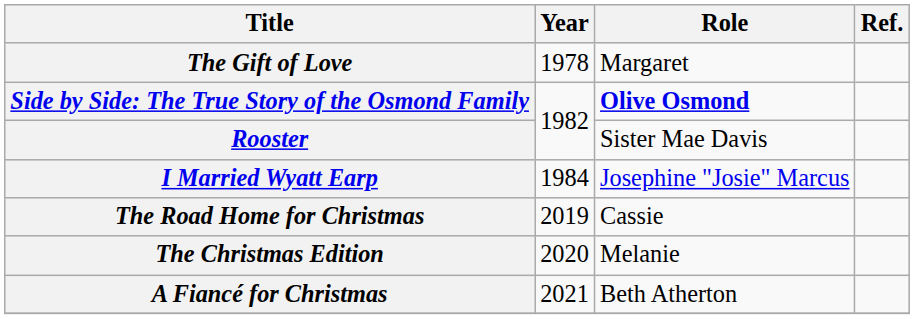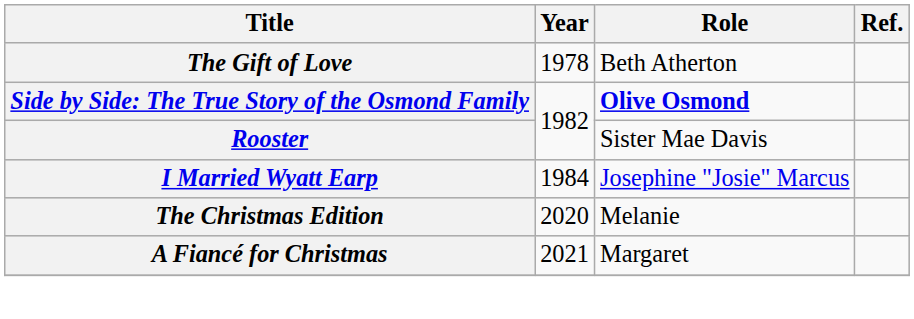(644, 62) Margaret -> (669, 62) Beth Atherton
- row: (270, 216)
(669, 293) Beth Atherton -> (644, 255) Margaret
